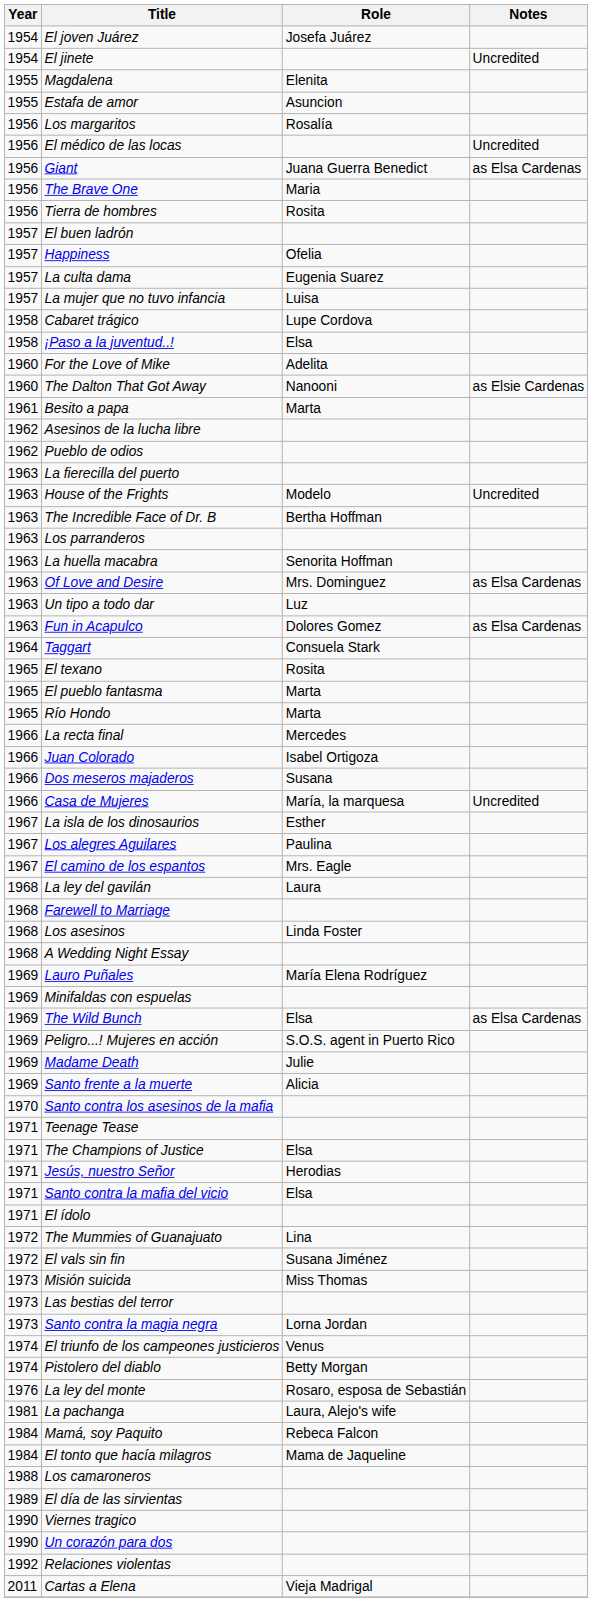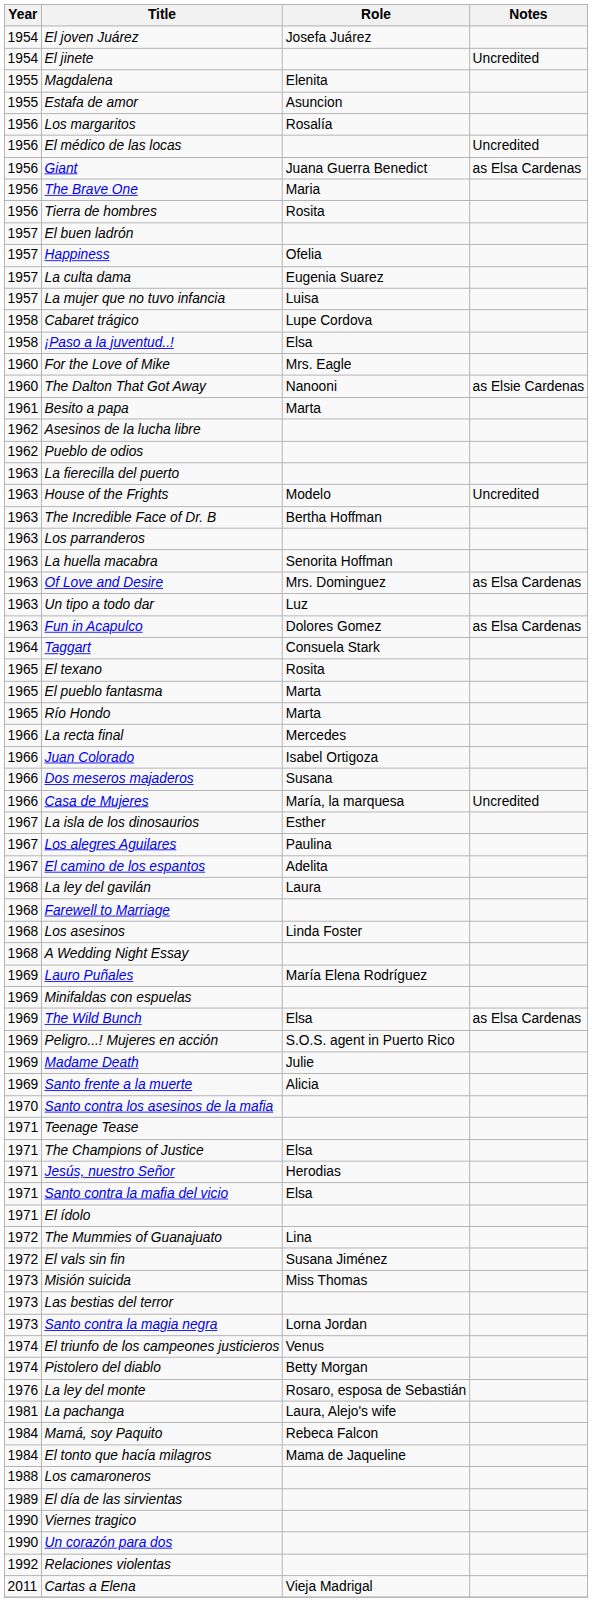(307, 364) Adelita -> (319, 364) Mrs. Eagle
(319, 866) Mrs. Eagle -> (307, 866) Adelita
